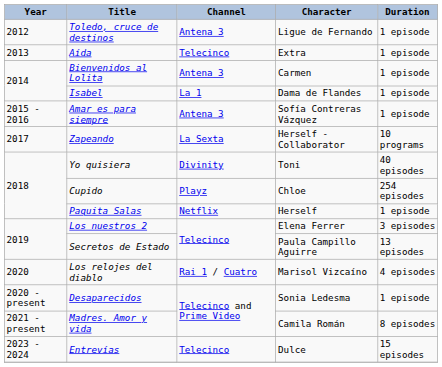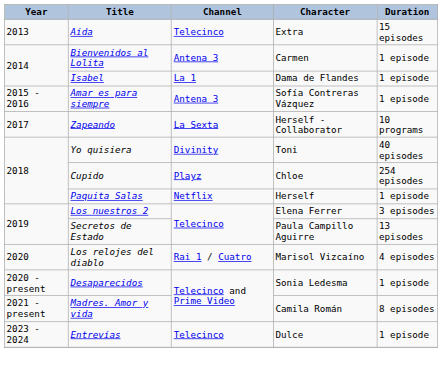- row: (114, 32)
(405, 53) 1 episode -> (401, 32) 15 episodes
(402, 349) 15 episodes -> (404, 334) 1 episode
